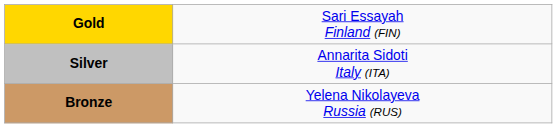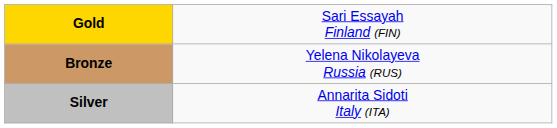rows swapped: (89, 63) <-> (89, 102)
